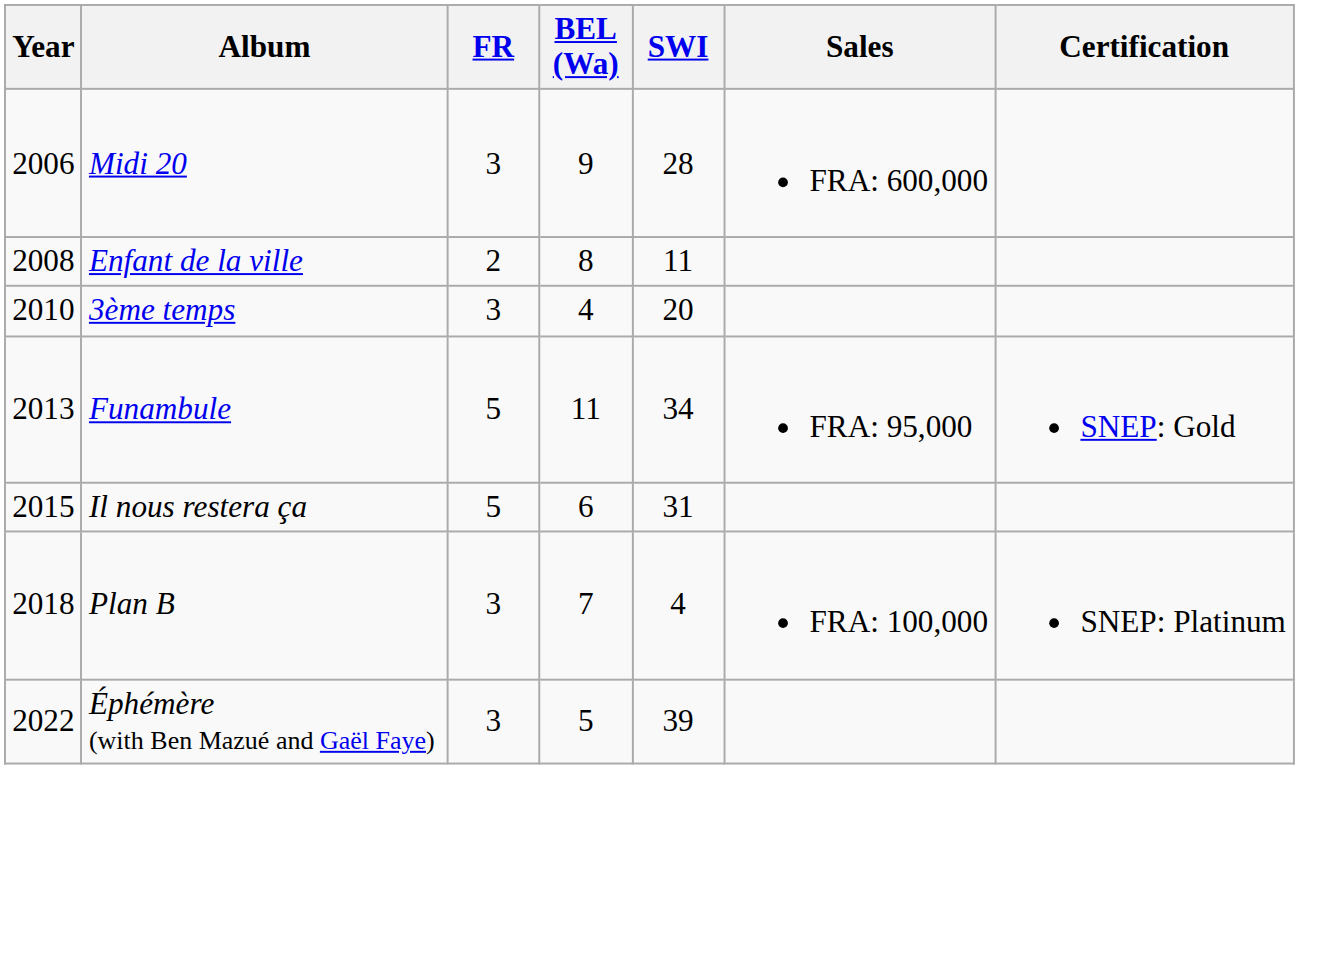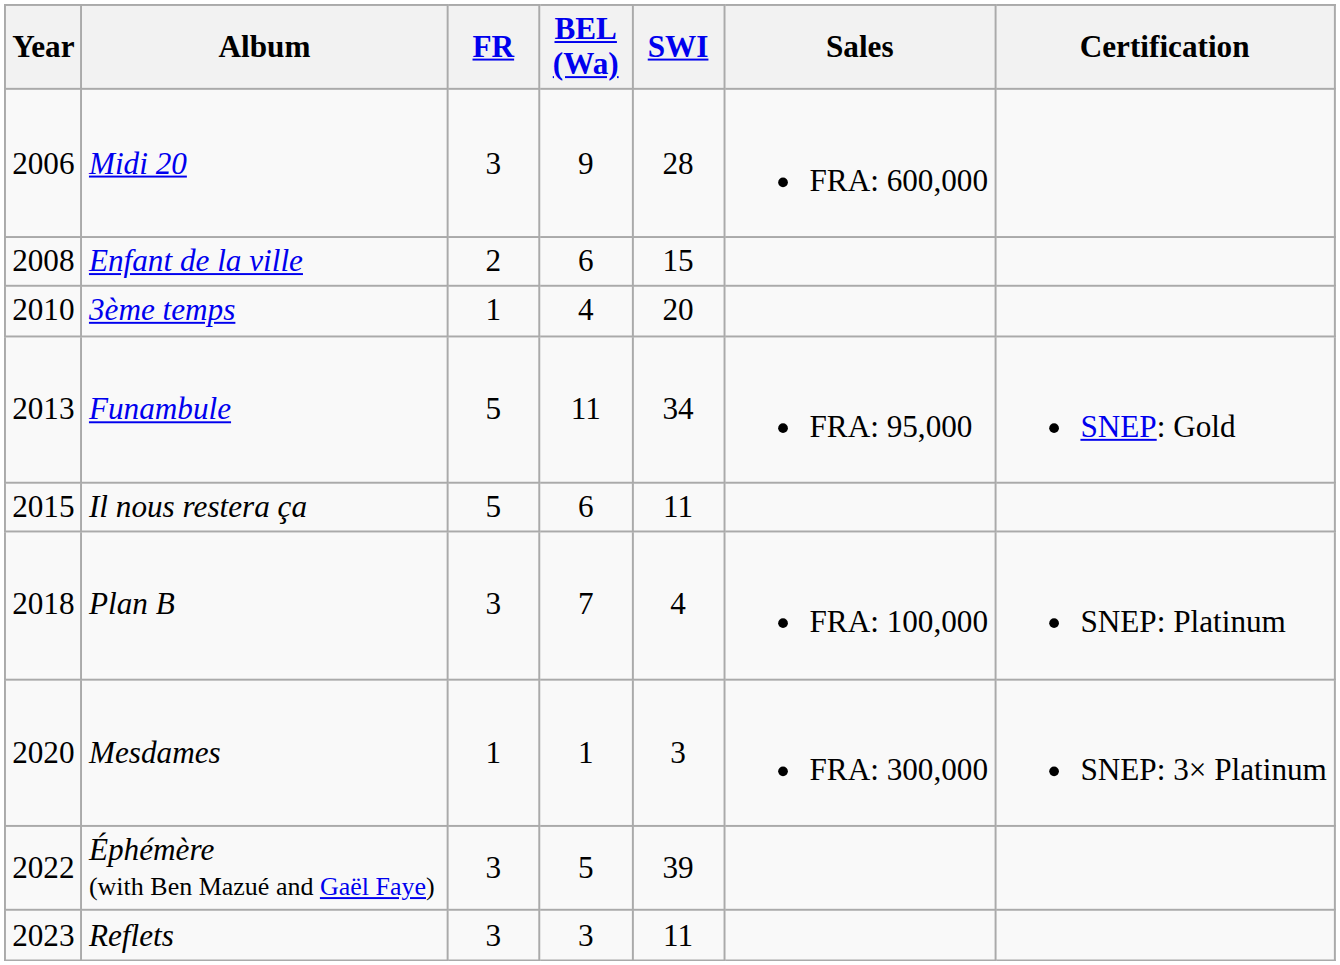(586, 260) 8 -> (586, 260) 6
(678, 260) 11 -> (678, 260) 15
(493, 310) 3 -> (493, 310) 1
(678, 506) 31 -> (678, 506) 11
+ row: (155, 751)
+ row: (131, 934)
